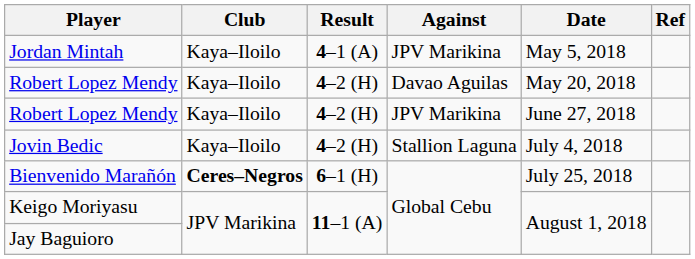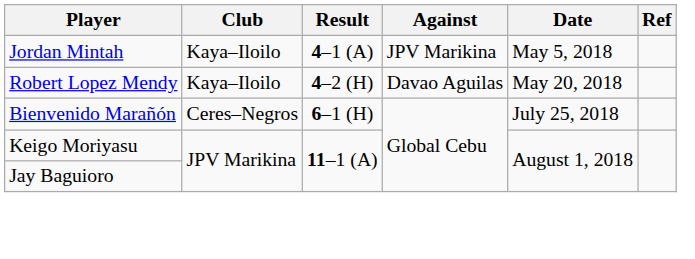- row: (93, 113)
- row: (56, 144)
(245, 176) bold -> (242, 113) normal
